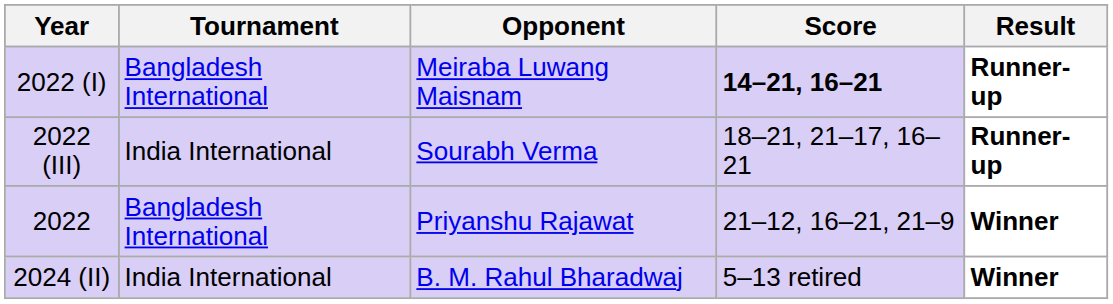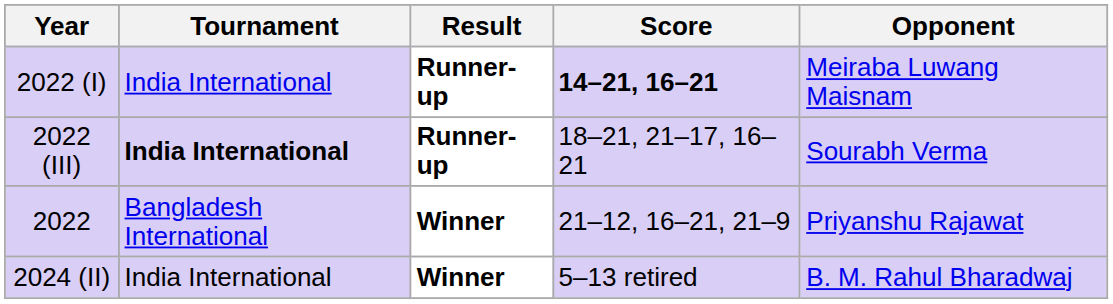columns swapped: (563, 26) <-> (1035, 26)
(196, 82) Bangladesh International -> (228, 82) India International
(228, 152) normal -> (237, 152) bold
